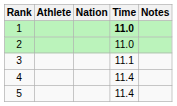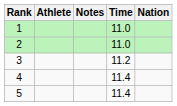columns swapped: (92, 12) <-> (155, 12)
(124, 28) bold -> (121, 28) normal
(124, 61) 11.1 -> (121, 61) 11.2
